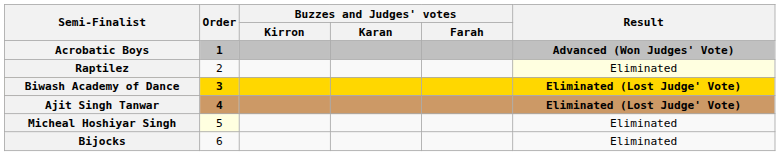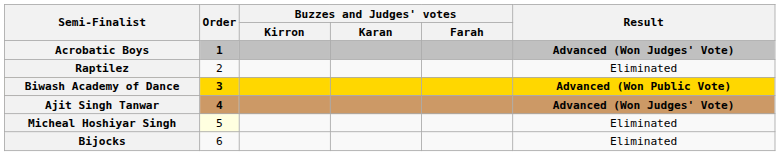(644, 68) lightyellow background -> (644, 68) no background
(644, 86) Eliminated (Lost Judge' Vote) -> (644, 86) Advanced (Won Public Vote)
(644, 105) Eliminated (Lost Judge' Vote) -> (644, 105) Advanced (Won Judges' Vote)
